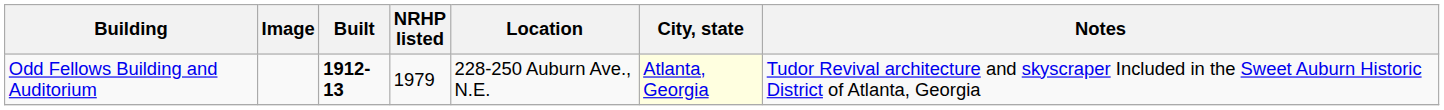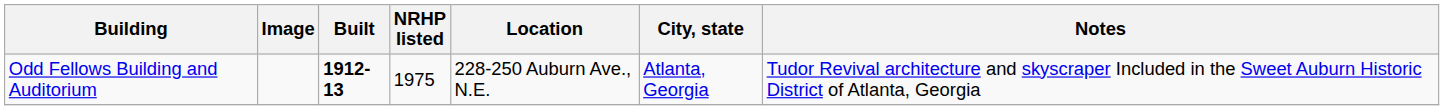(414, 79) 1979 -> (414, 79) 1975
(676, 79) lightyellow background -> (676, 79) no background
